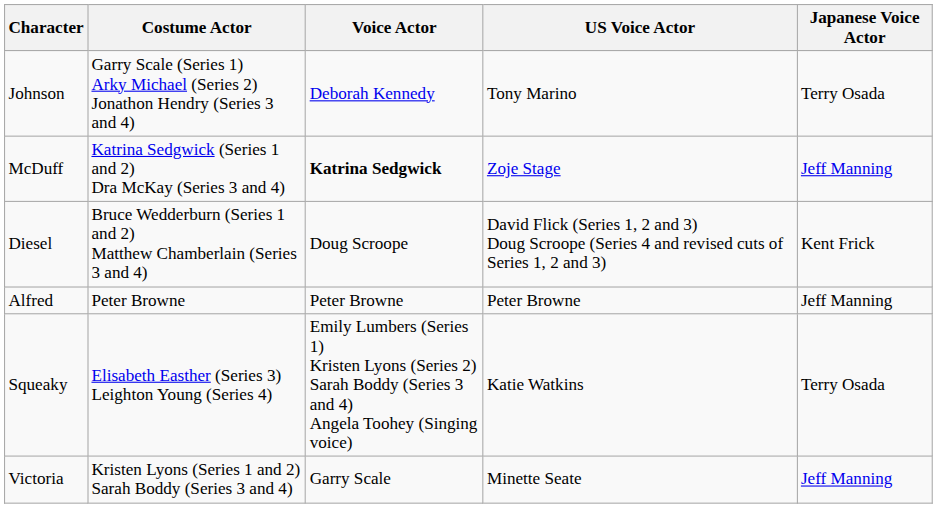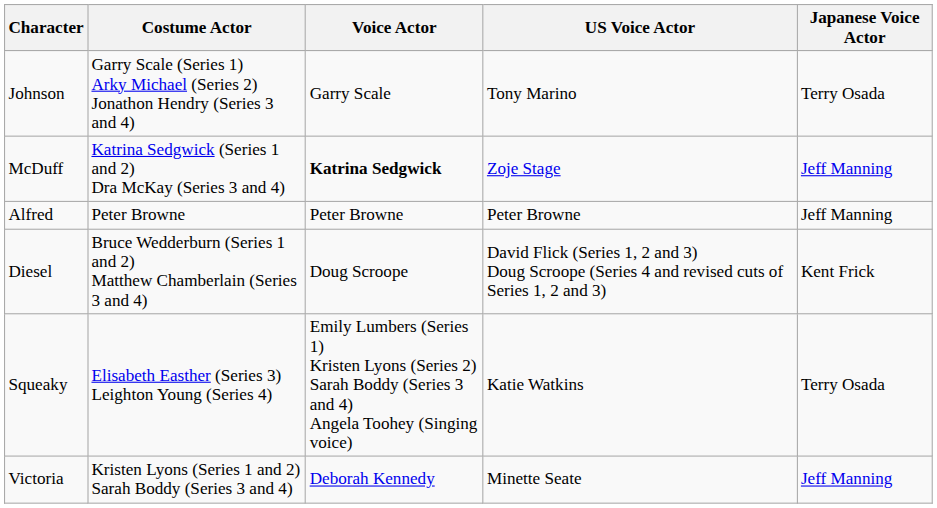(372, 93) Deborah Kennedy -> (350, 93) Garry Scale
rows swapped: (30, 243) <-> (31, 300)
(350, 479) Garry Scale -> (372, 479) Deborah Kennedy
